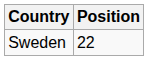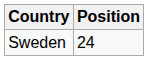(86, 42) 22 -> (86, 42) 24
